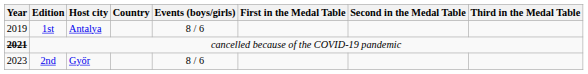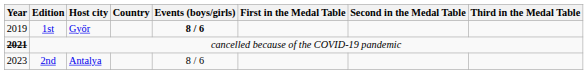(85, 28) Antalya -> (80, 28) Győr
(195, 28) normal -> (195, 28) bold
(80, 61) Győr -> (85, 61) Antalya
